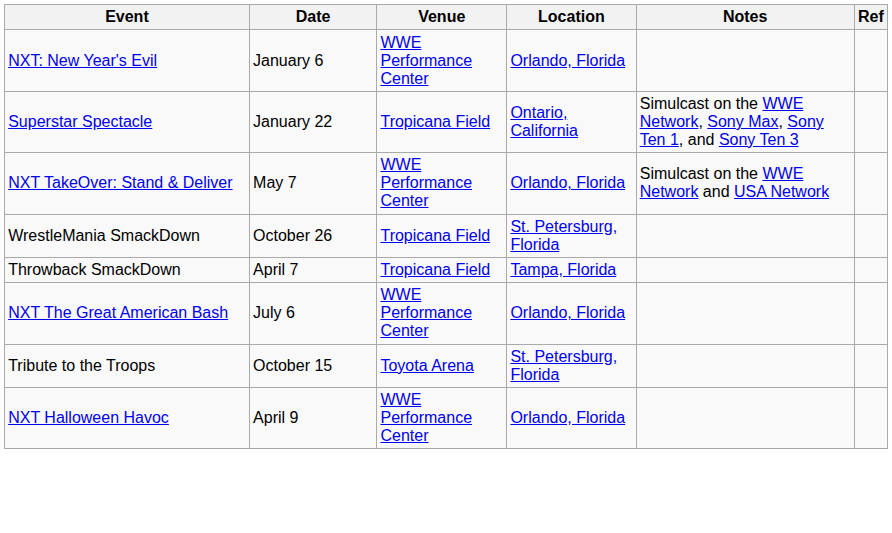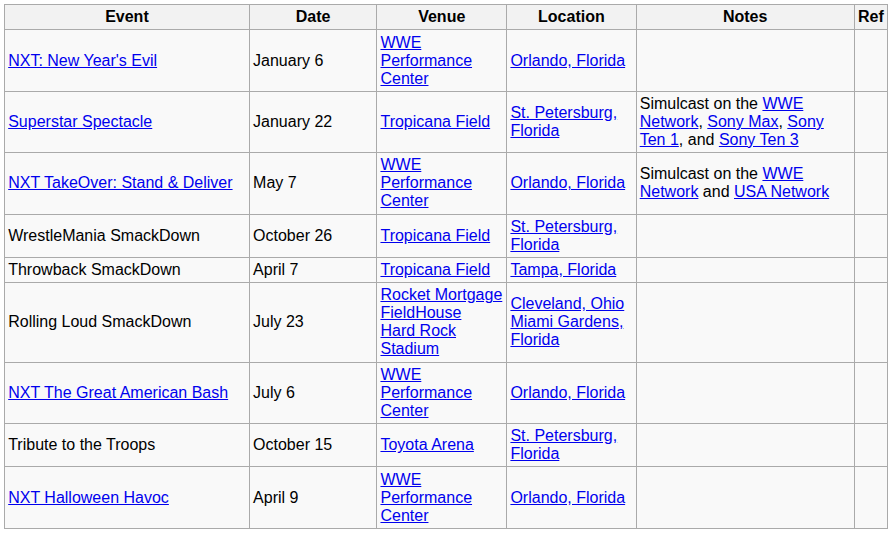(544, 121) Ontario, California -> (564, 121) St. Petersburg, Florida
+ row: (100, 322)
